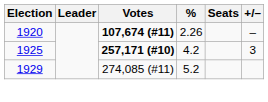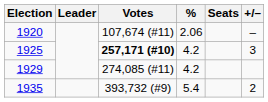(138, 32) bold -> (138, 32) normal
(191, 32) 2.26 -> (191, 32) 2.06
(191, 69) 5.2 -> (191, 69) 4.2
+ row: (30, 87)
